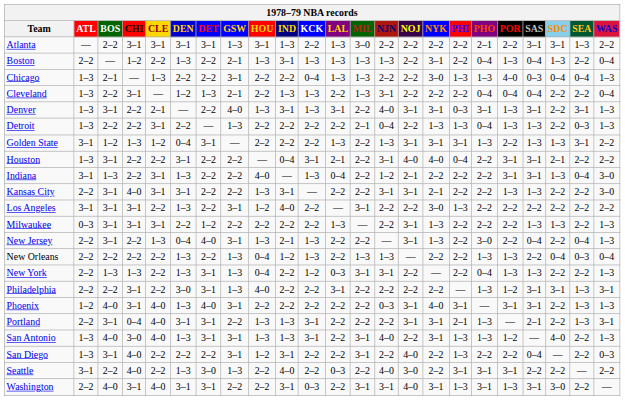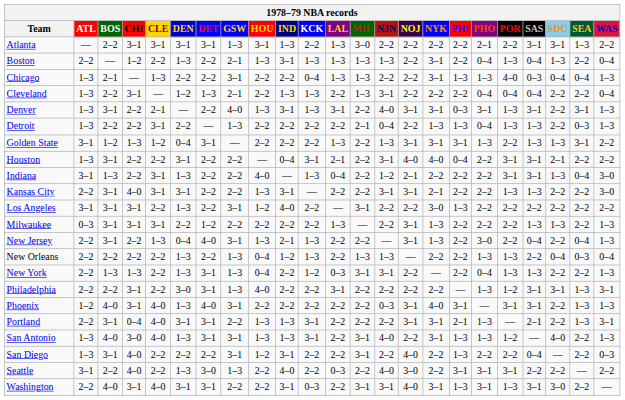(436, 77) 3–0 -> (436, 77) 3–1
